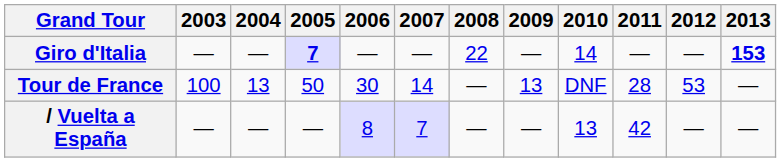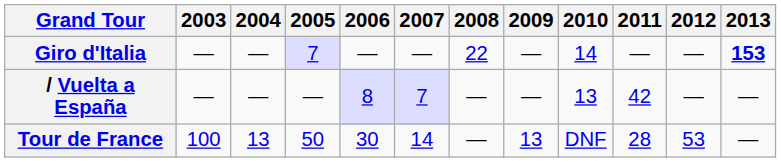(313, 52) bold -> (313, 52) normal
rows swapped: (90, 85) <-> (90, 128)
